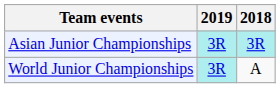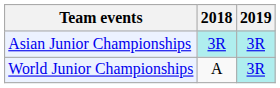columns swapped: (256, 17) <-> (217, 17)
